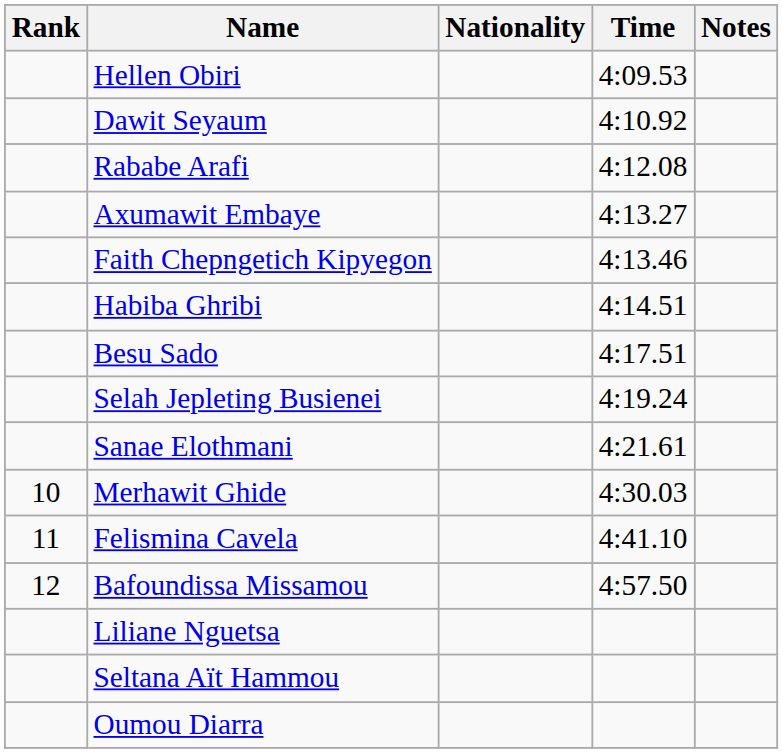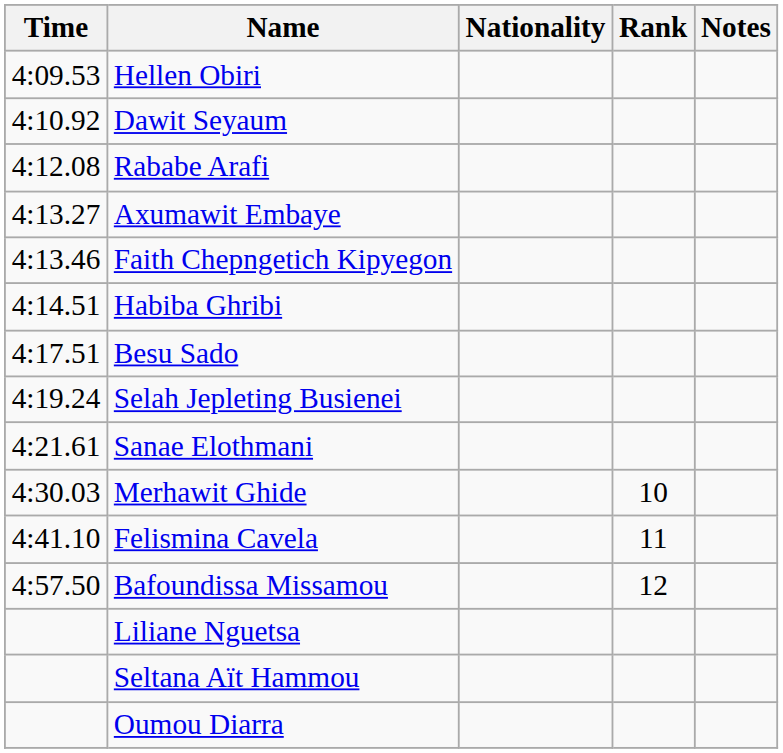columns swapped: (46, 27) <-> (643, 27)
